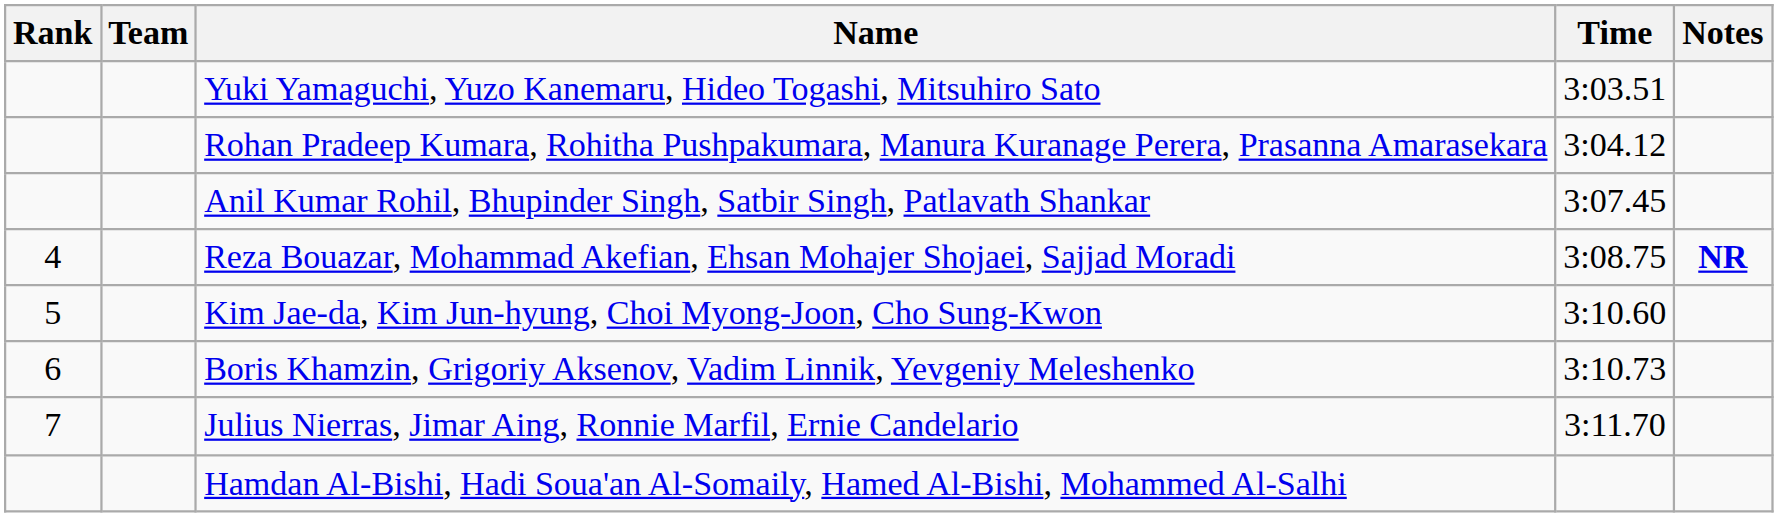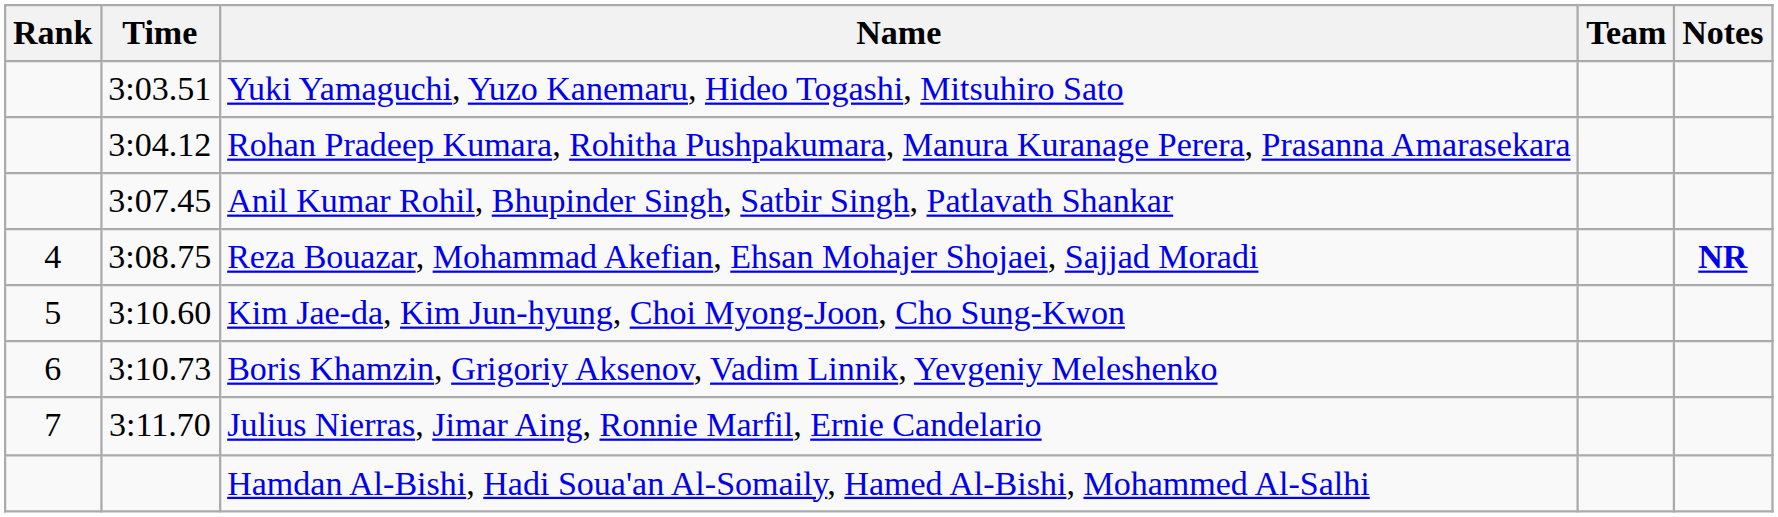columns swapped: (148, 32) <-> (1615, 32)
